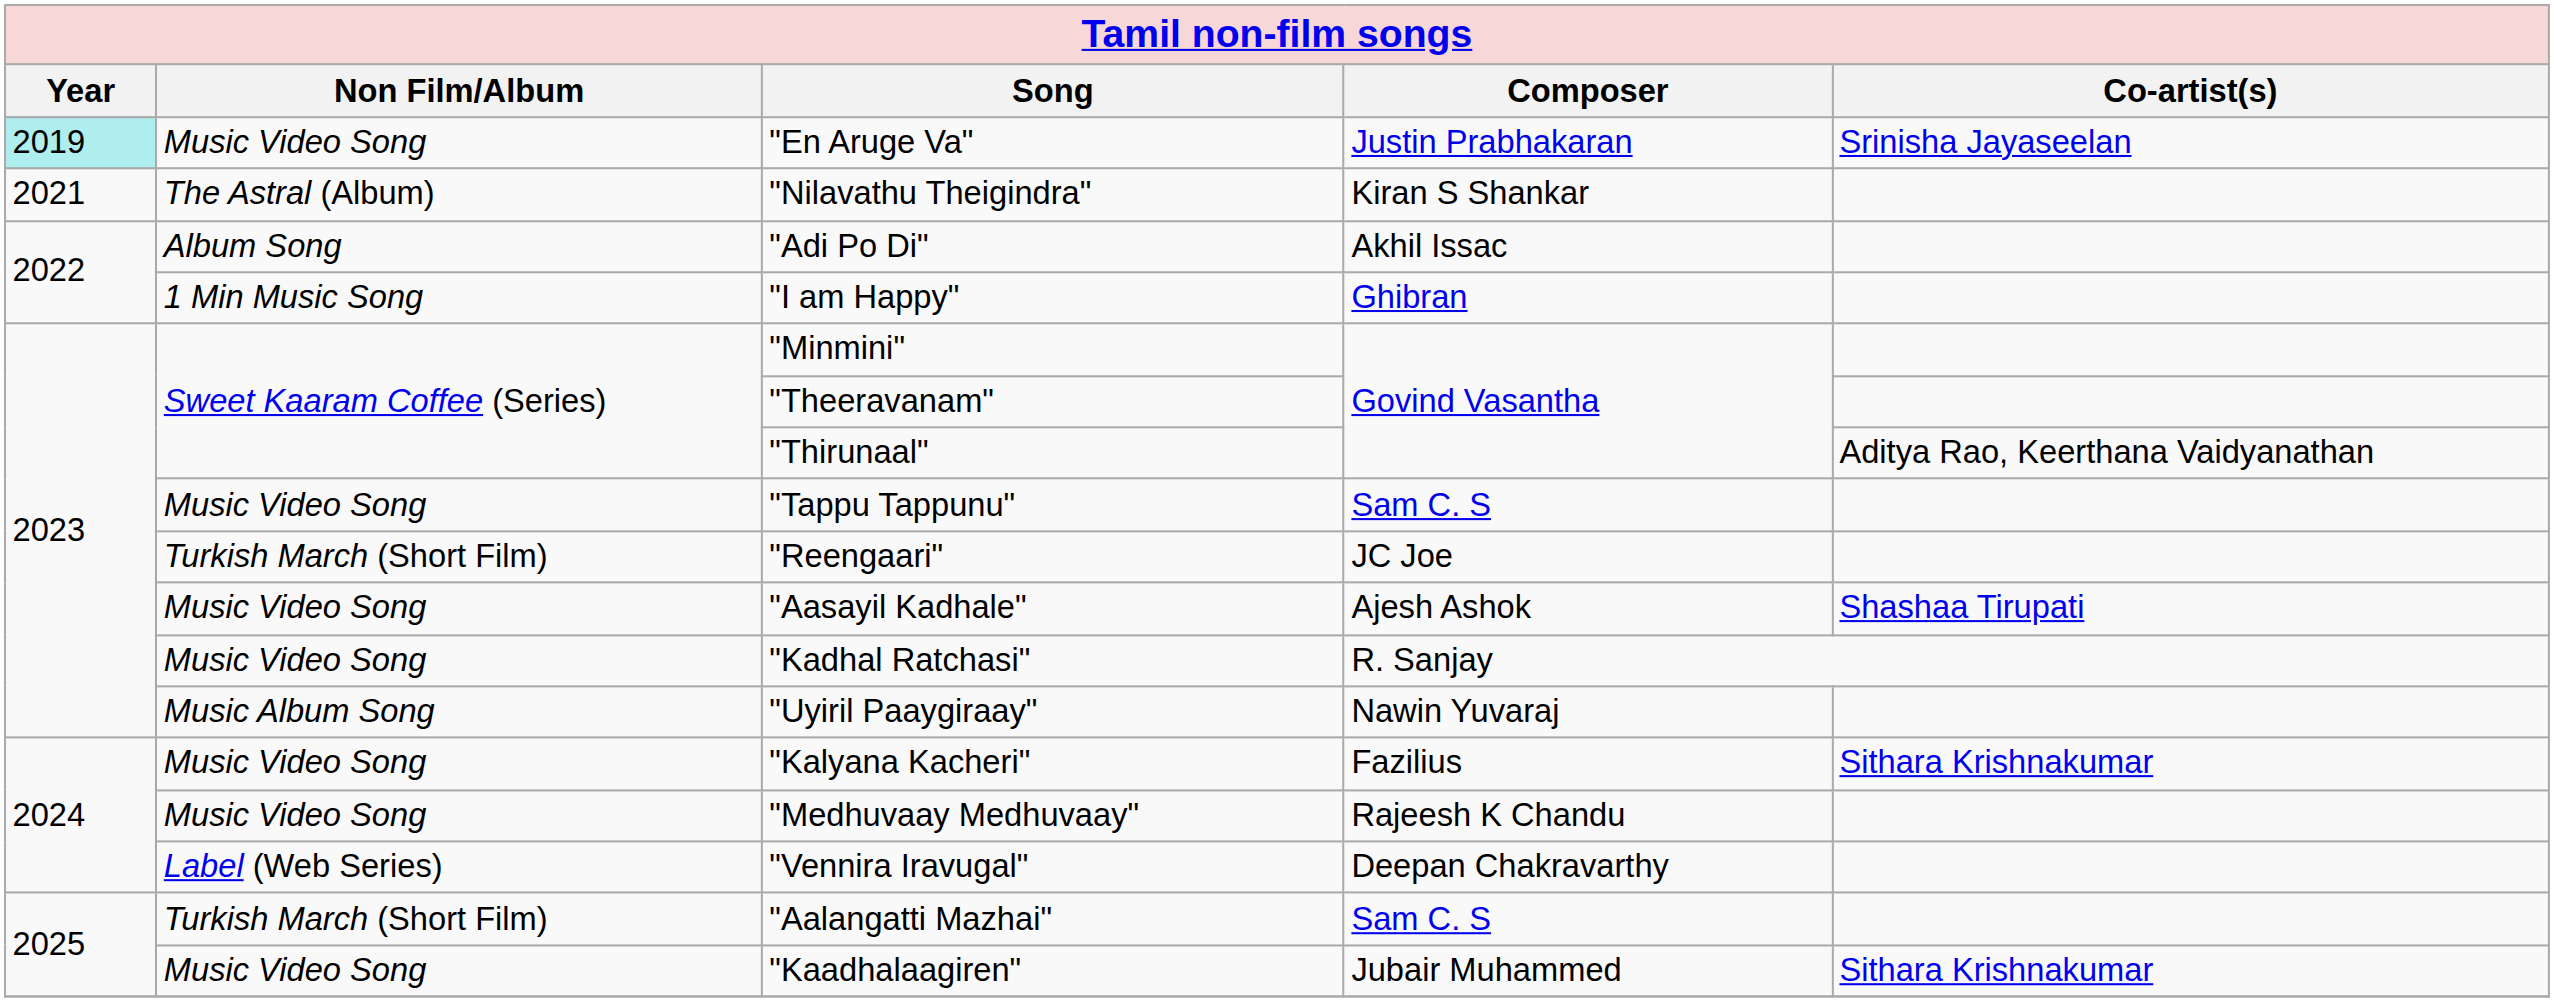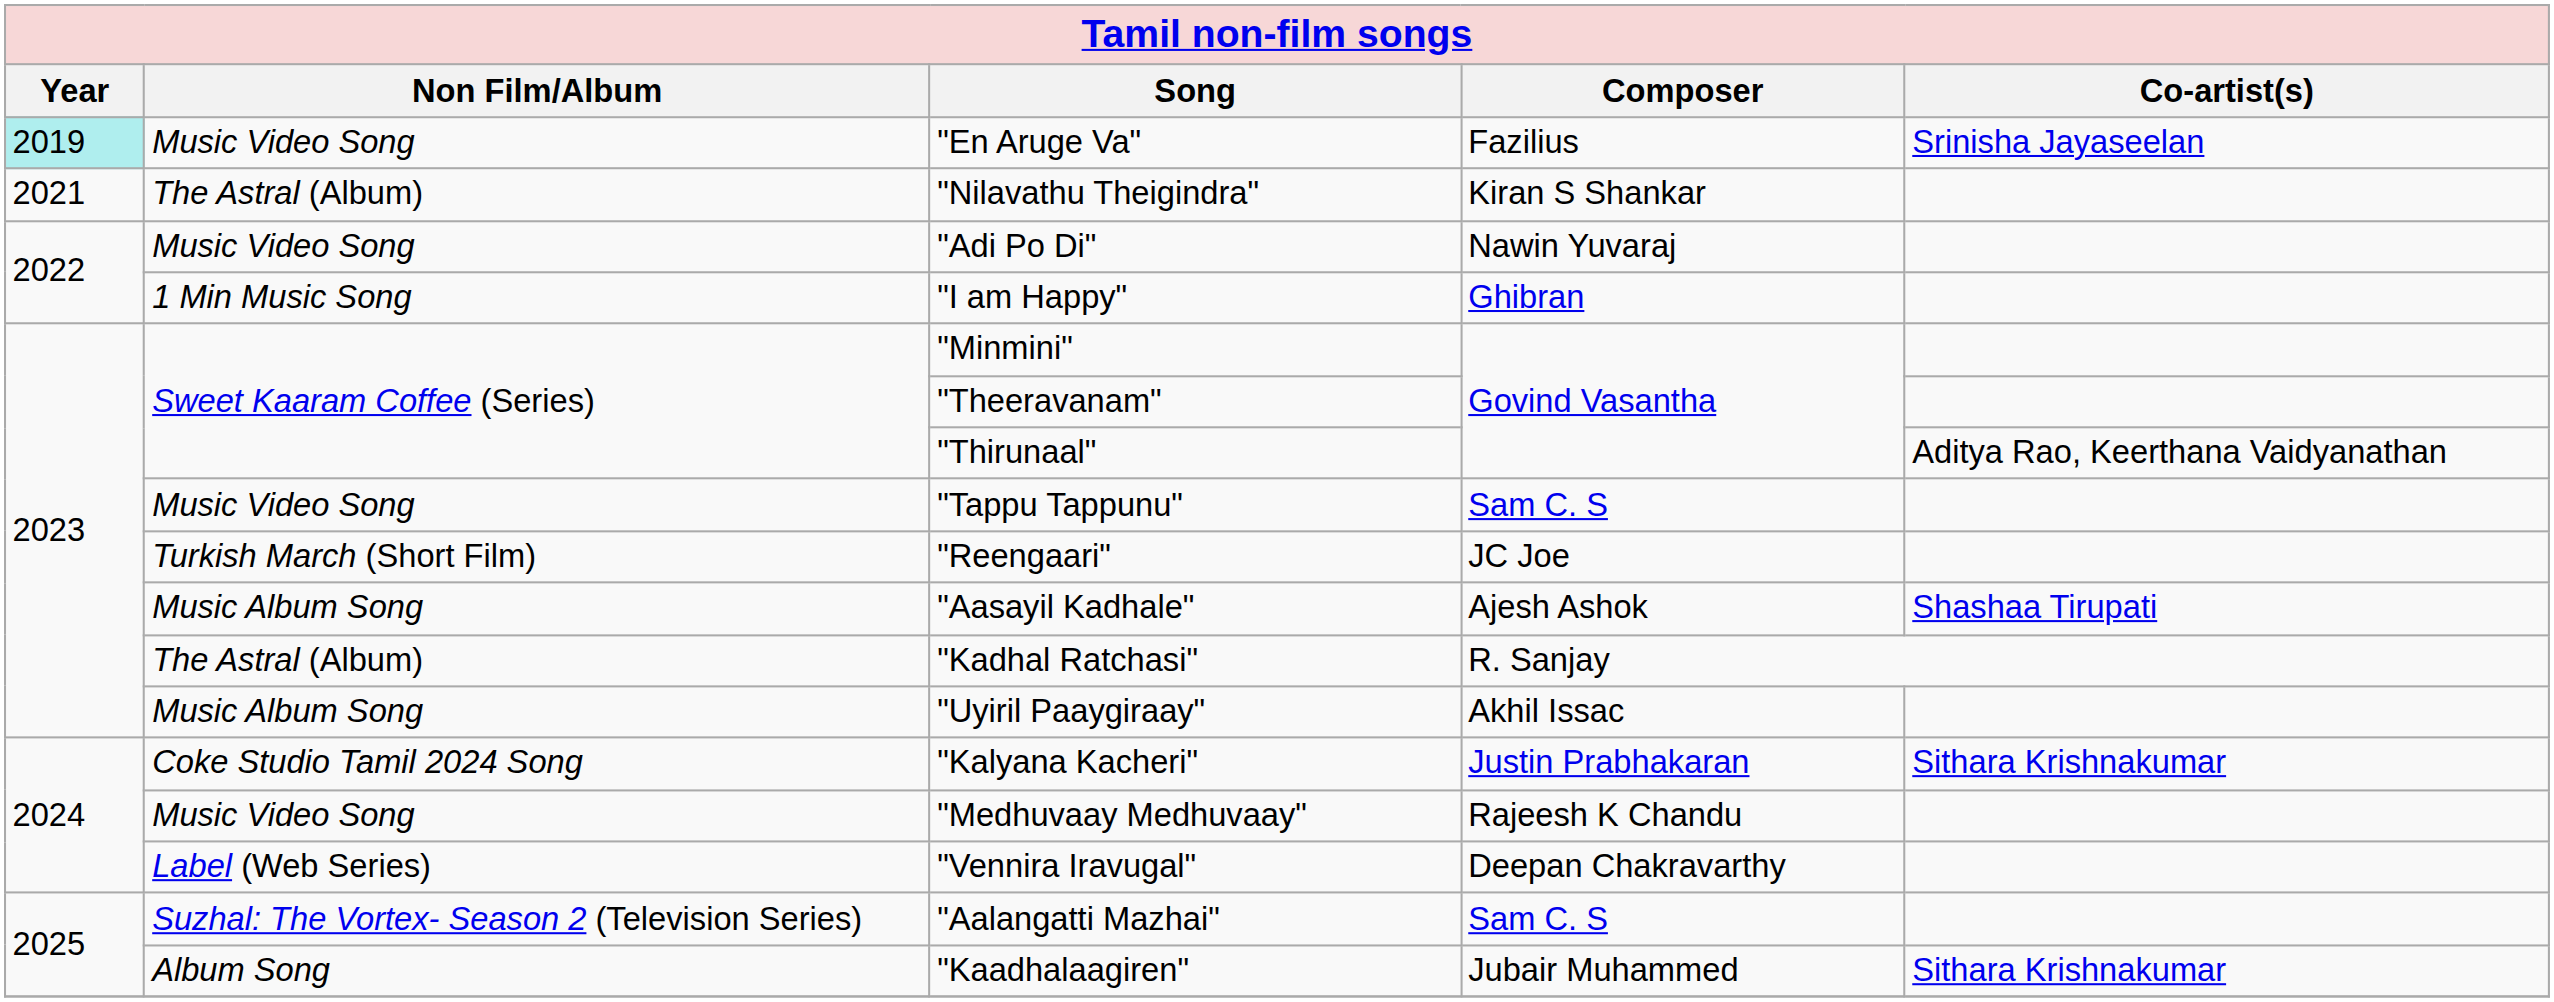(1492, 142) Justin Prabhakaran -> (1524, 142) Fazilius
(253, 245) Album Song -> (283, 245) Music Video Song
(1429, 245) Akhil Issac -> (1572, 245) Nawin Yuvaraj
(295, 607) Music Video Song -> (288, 607) Music Album Song
(295, 659) Music Video Song -> (288, 659) The Astral (Album)
(1455, 711) Nawin Yuvaraj -> (1546, 711) Akhil Issac
(295, 763) Music Video Song -> (368, 763) Coke Studio Tamil 2024 Song
(1407, 763) Fazilius -> (1609, 763) Justin Prabhakaran
(356, 918) Turkish March (Short Film) -> (507, 918) Suzhal: The Vortex- Season 2 (Television Series)
(295, 970) Music Video Song -> (241, 970) Album Song
